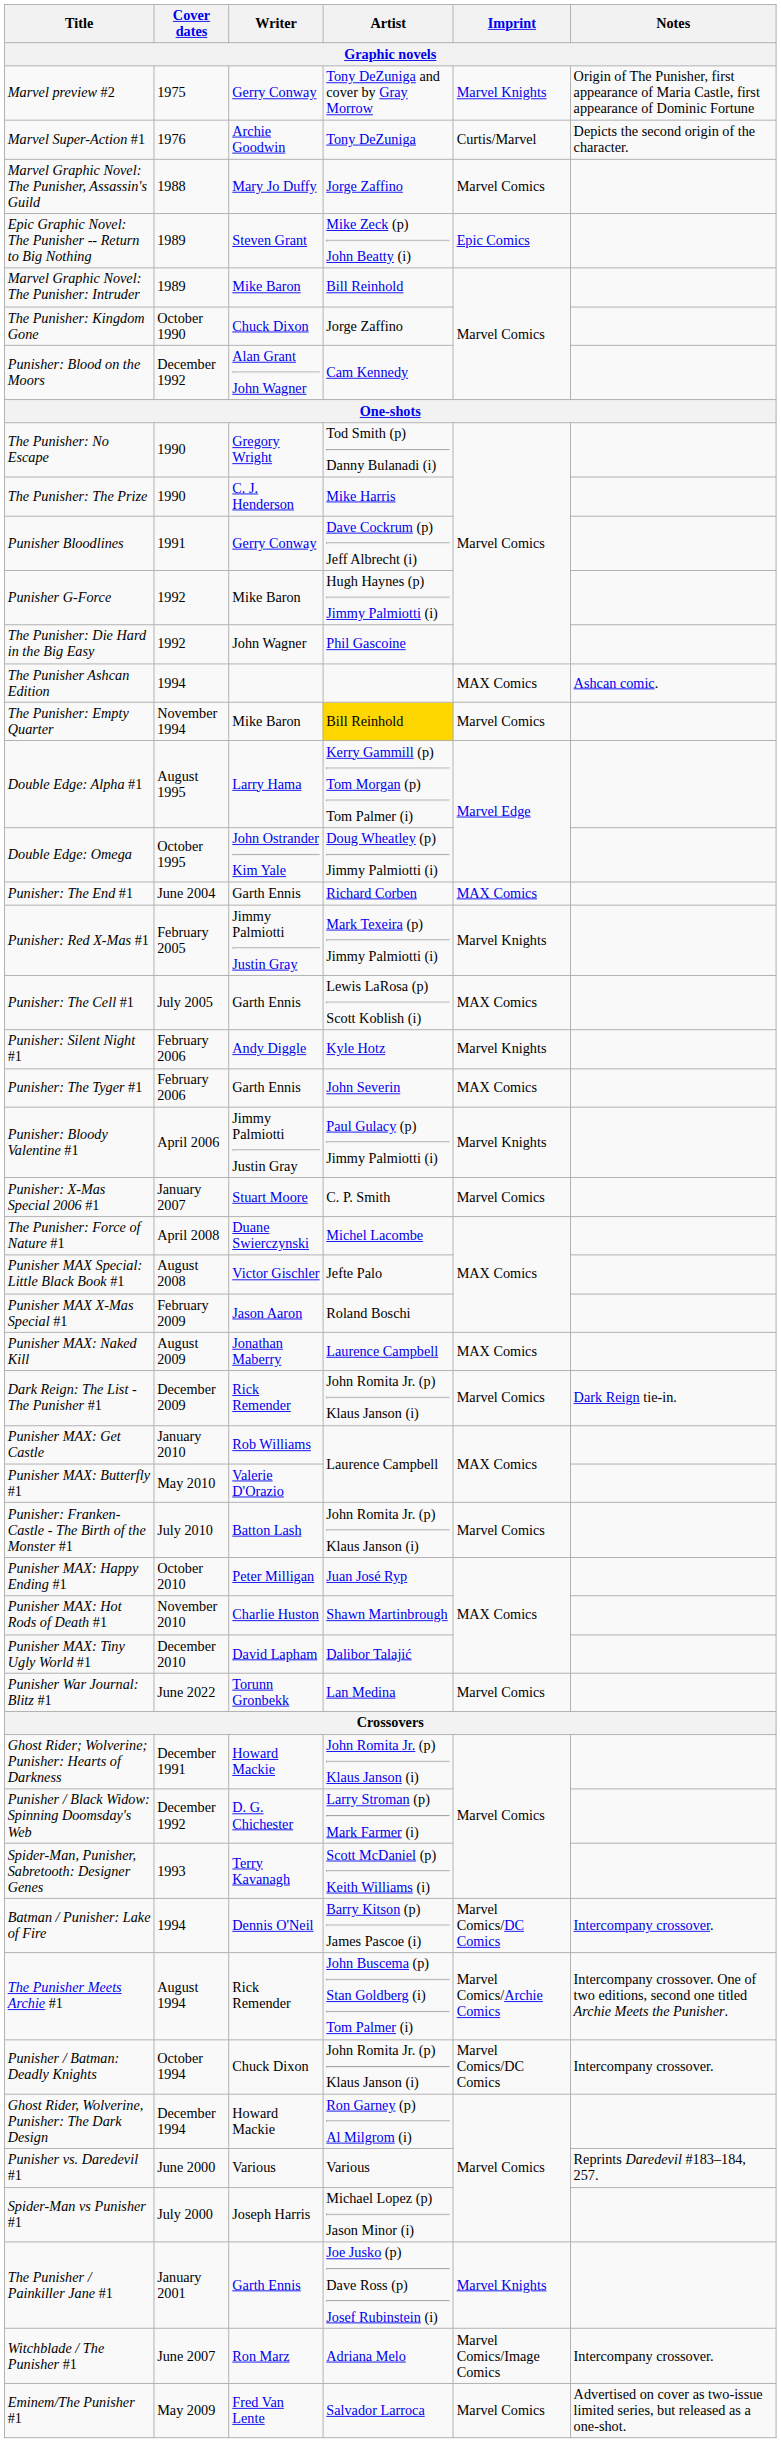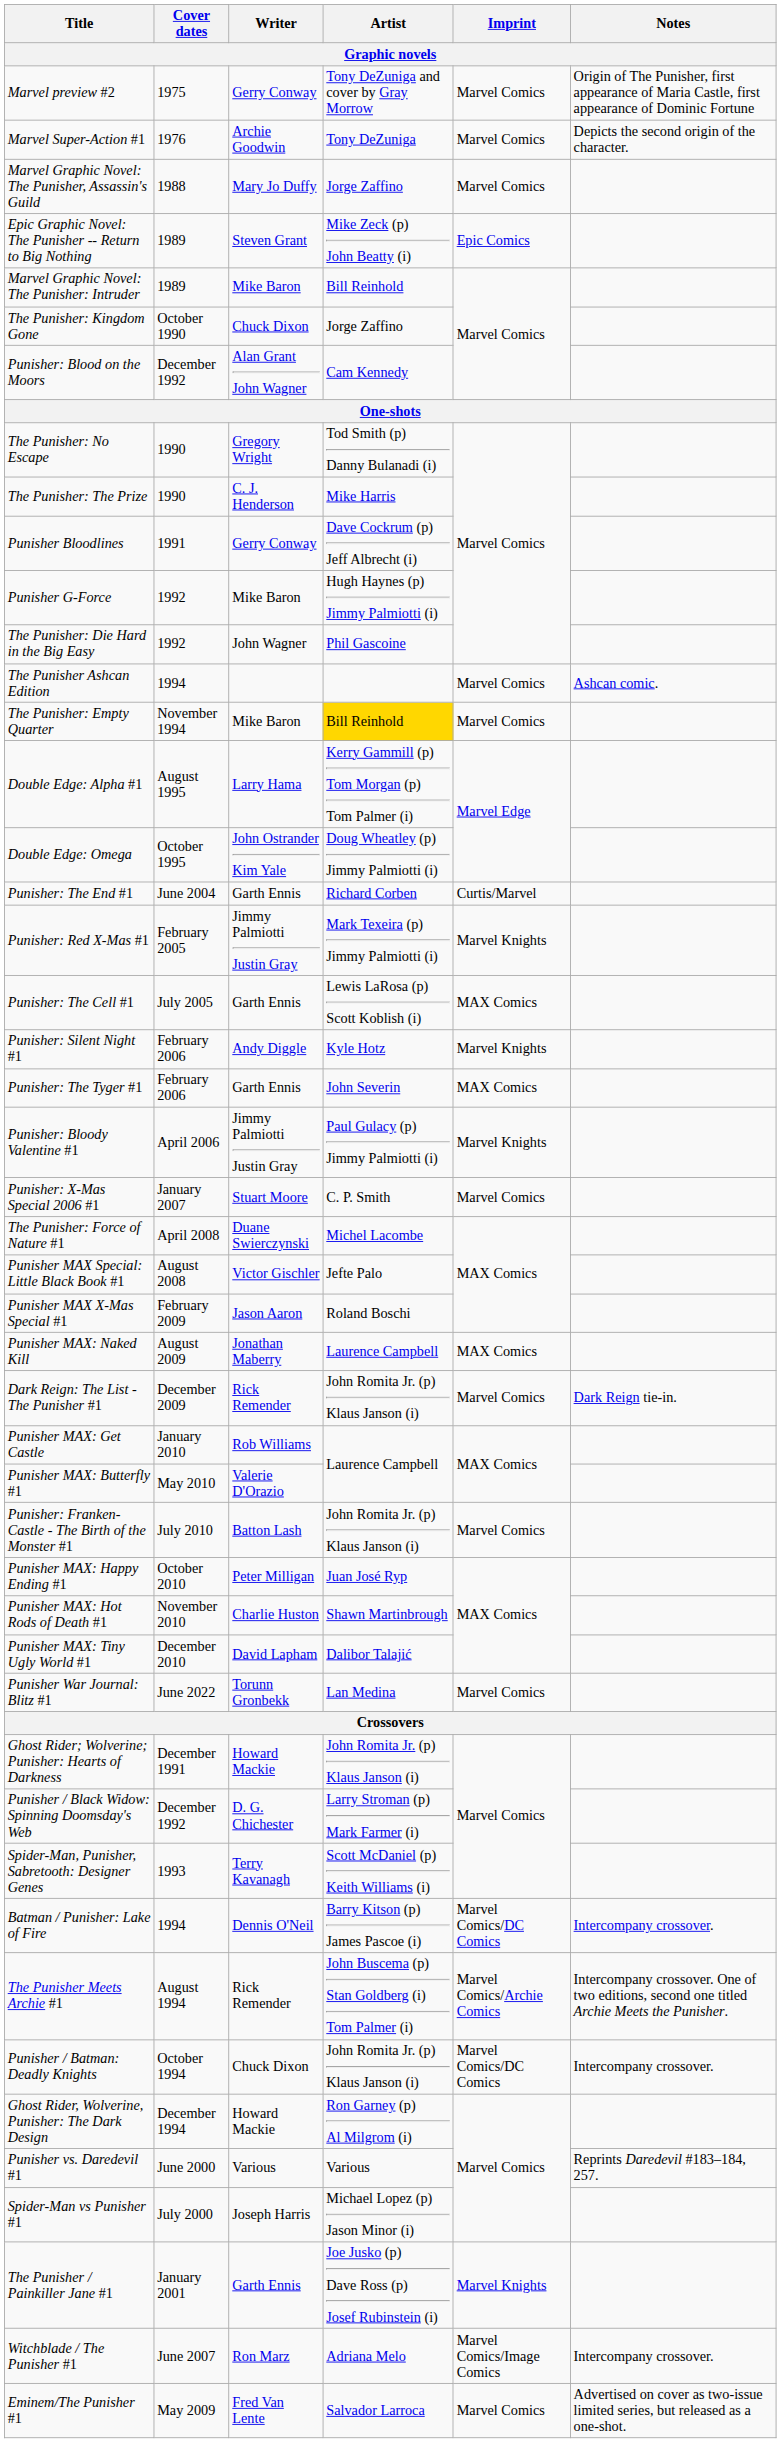(502, 92) Marvel Knights -> (501, 92) Marvel Comics
(497, 139) Curtis/Marvel -> (501, 139) Marvel Comics
(497, 682) MAX Comics -> (501, 682) Marvel Comics
(497, 893) MAX Comics -> (497, 893) Curtis/Marvel
